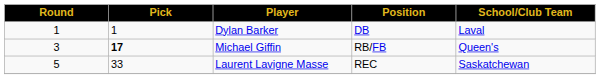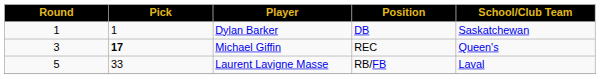(471, 30) Laval -> (494, 30) Saskatchewan
(370, 47) RB/FB -> (366, 47) REC
(366, 64) REC -> (370, 64) RB/FB
(494, 64) Saskatchewan -> (471, 64) Laval
